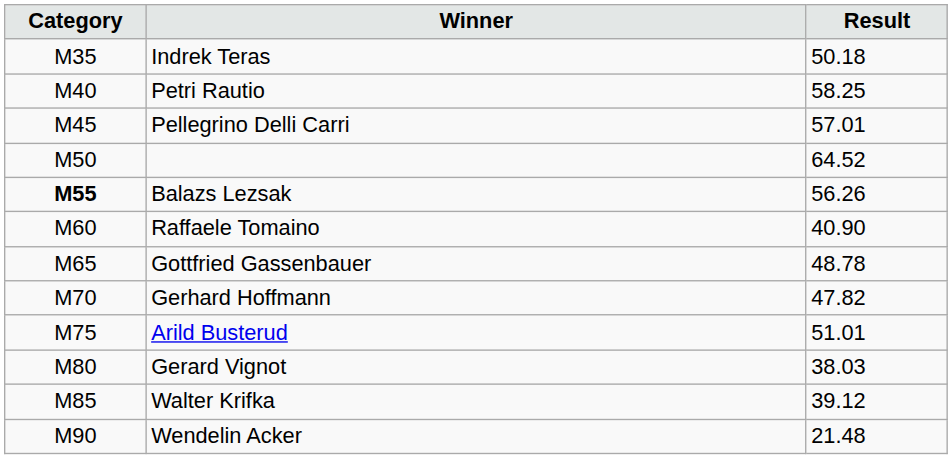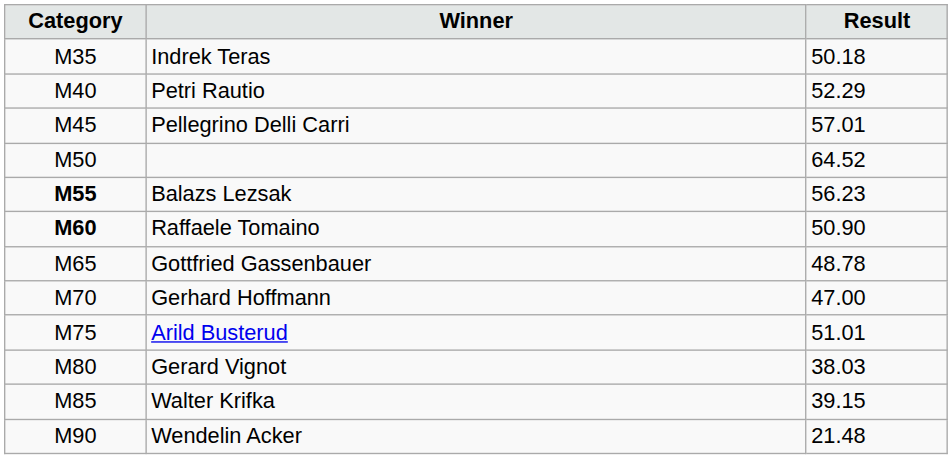(838, 90) 58.25 -> (838, 90) 52.29
(838, 194) 56.26 -> (838, 194) 56.23
(75, 228) normal -> (75, 228) bold
(838, 228) 40.90 -> (838, 228) 50.90
(838, 297) 47.82 -> (838, 297) 47.00
(838, 401) 39.12 -> (838, 401) 39.15
